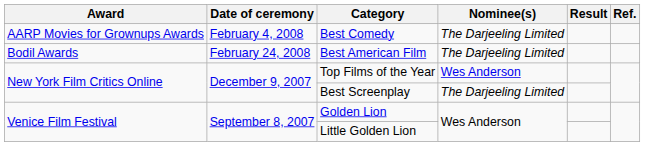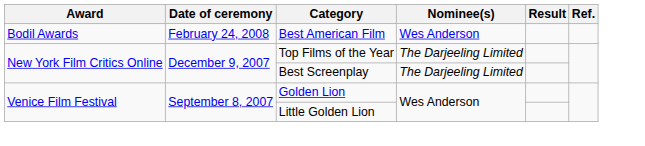- row: (357, 33)
(502, 53) The Darjeeling Limited -> (439, 33) Wes Anderson
(481, 72) Wes Anderson -> (461, 53) The Darjeeling Limited
